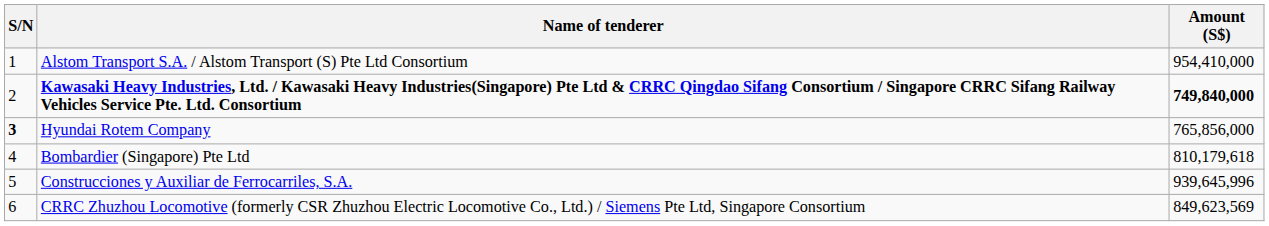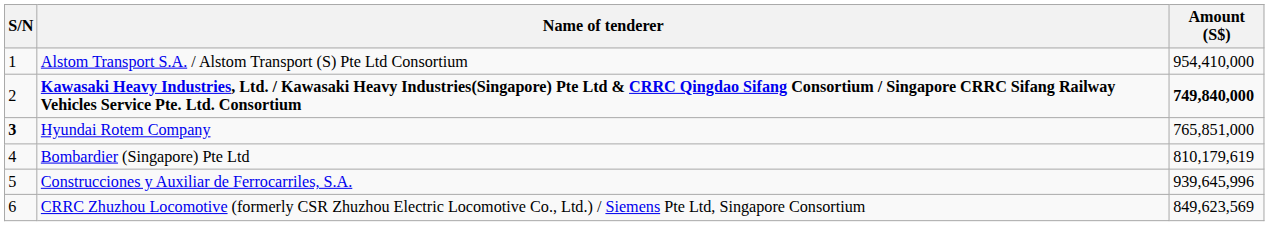(1214, 130) 765,856,000 -> (1214, 130) 765,851,000
(1214, 156) 810,179,618 -> (1214, 156) 810,179,619
